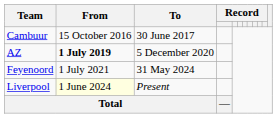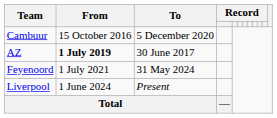(166, 35) 30 June 2017 -> (175, 35) 5 December 2020
(175, 52) 5 December 2020 -> (166, 52) 30 June 2017
(85, 87) lightyellow background -> (85, 87) no background
